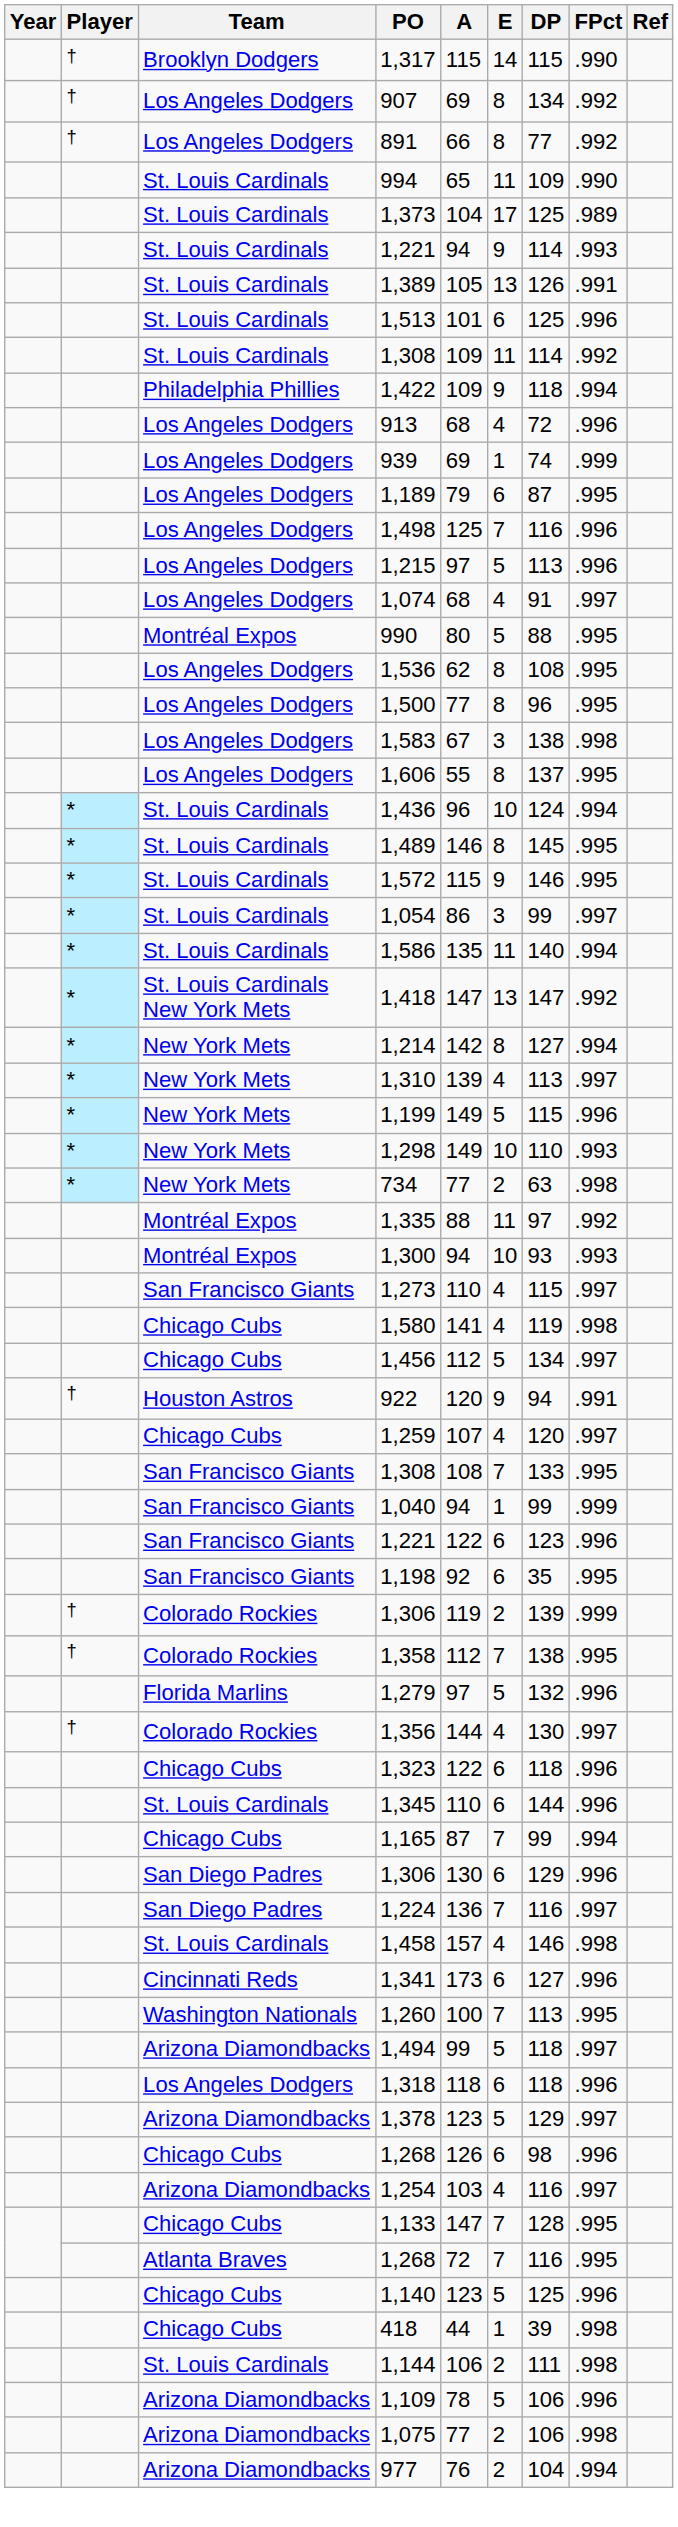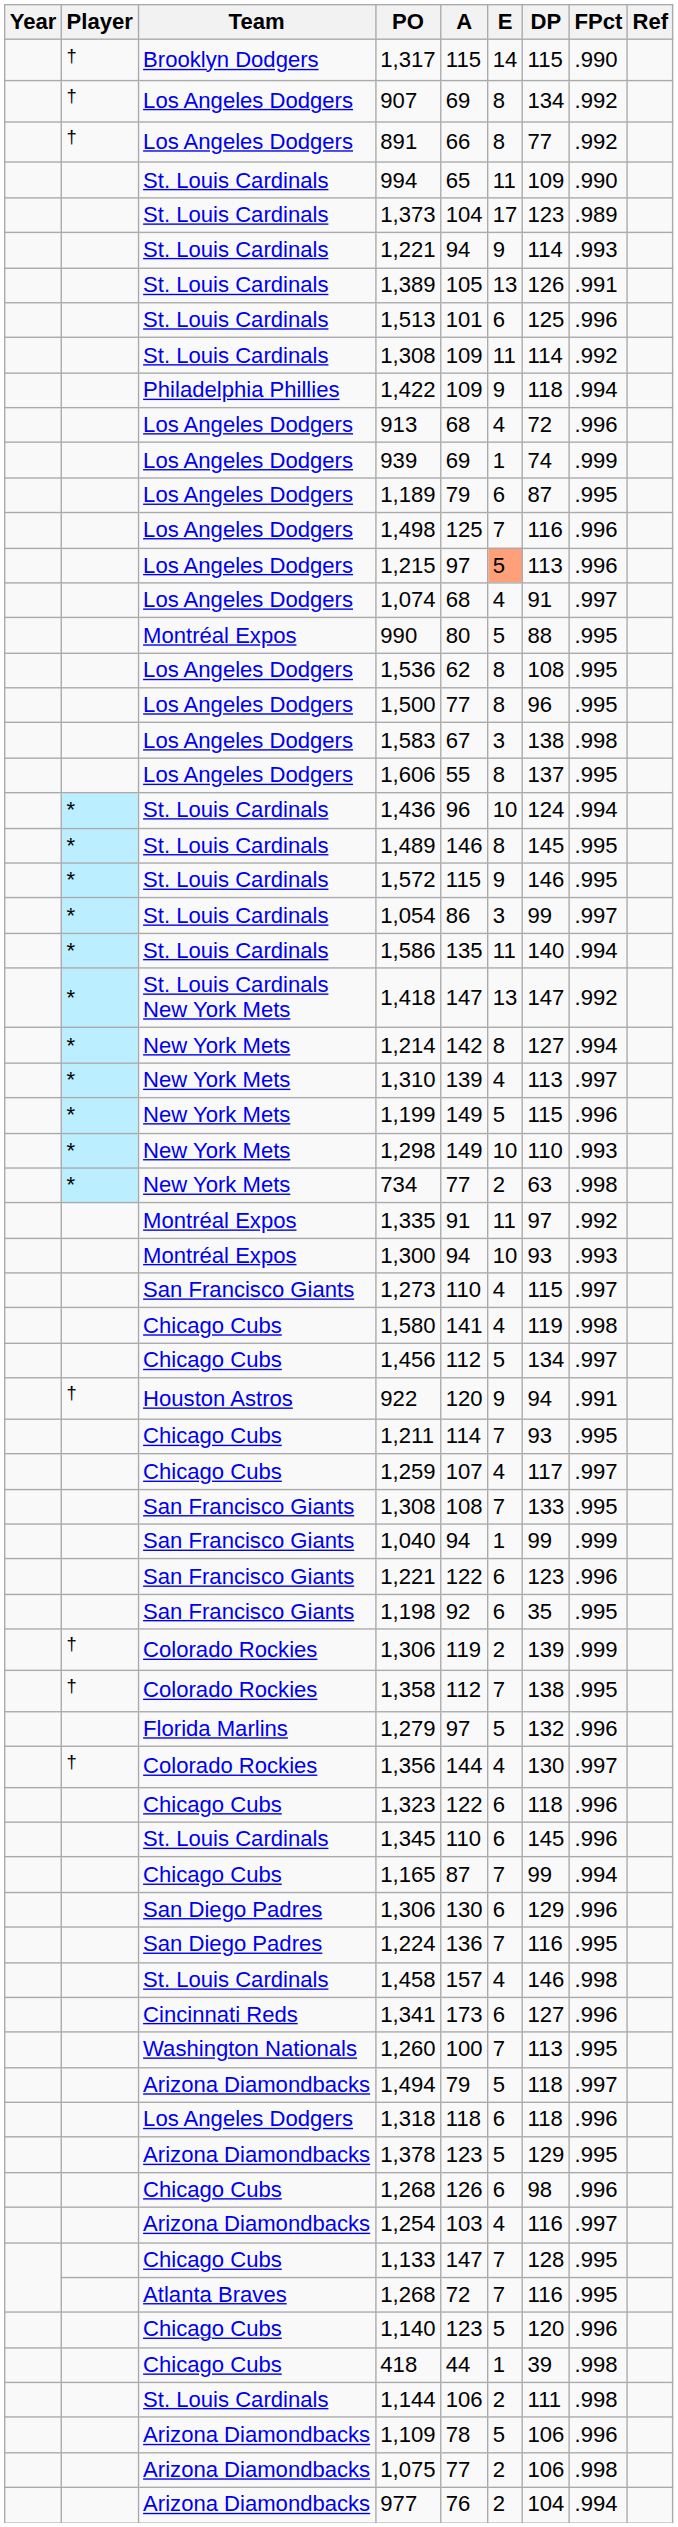(546, 215) 125 -> (546, 215) 123
(499, 565) no background -> (499, 565) lightsalmon background
(458, 1220) 88 -> (458, 1220) 91
+ row: (212, 1436)
(546, 1436) 120 -> (545, 1471) 117
(546, 1804) 144 -> (546, 1839) 145
(596, 1909) .997 -> (596, 1944) .995
(458, 2049) 99 -> (458, 2084) 79
(596, 2119) .997 -> (596, 2154) .995
(546, 2294) 125 -> (546, 2329) 120
